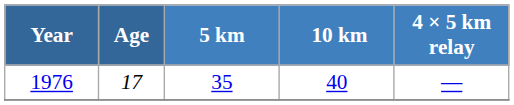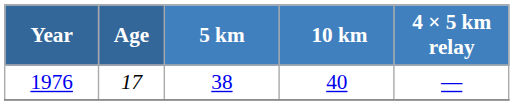(222, 82) 35 -> (222, 82) 38
